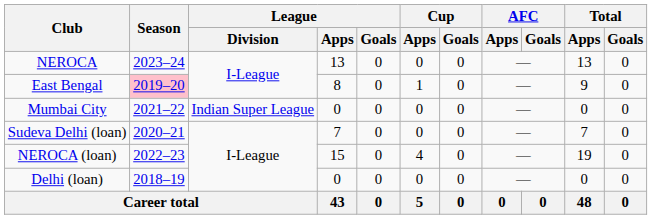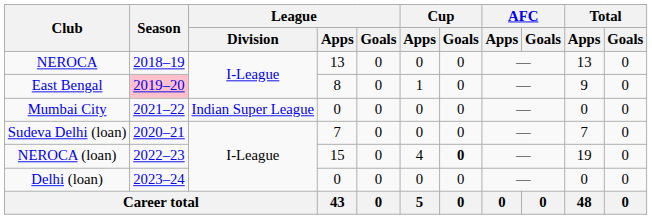(159, 62) 2023–24 -> (159, 62) 2018–19
(461, 156) normal -> (461, 156) bold
(159, 179) 2018–19 -> (159, 179) 2023–24
